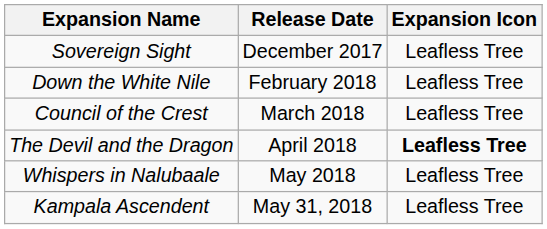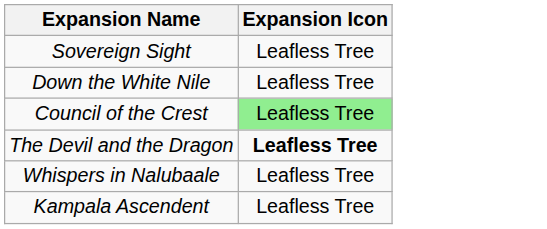- column: (312, 20)
(464, 113) no background -> (315, 113) lightgreen background
